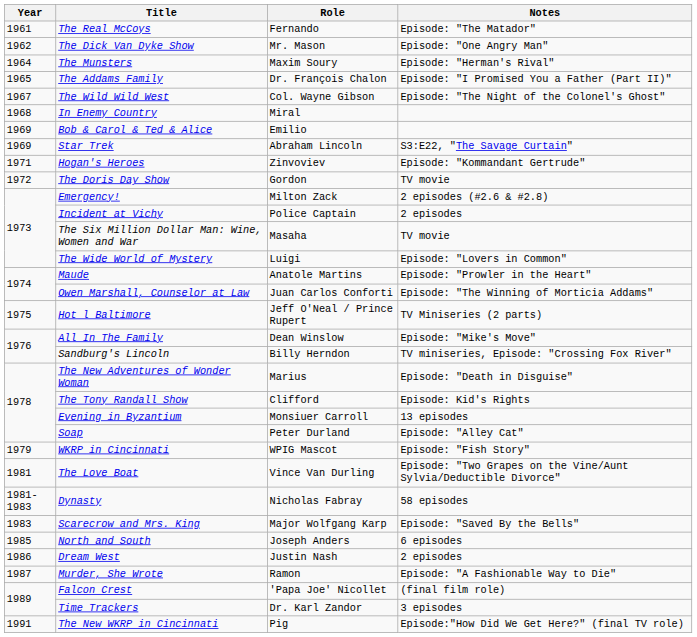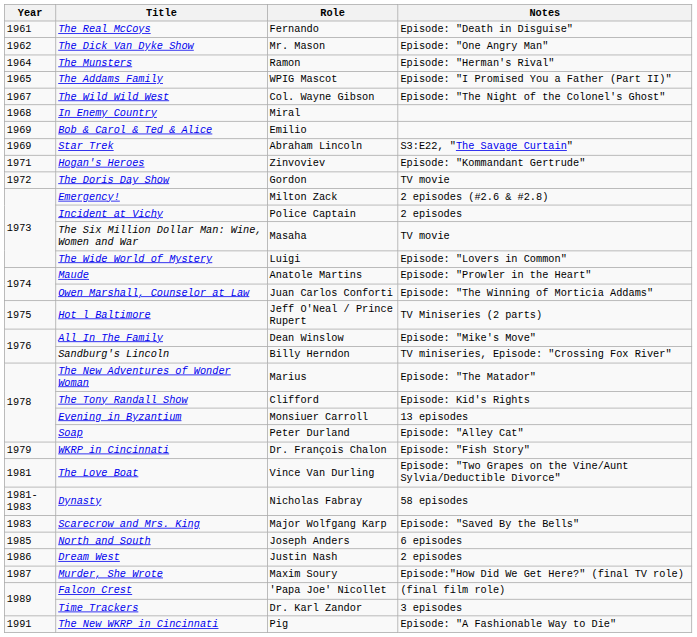(468, 30) Episode: "The Matador" -> (487, 30) Episode: "Death in Disguise"
(304, 63) Maxim Soury -> (285, 63) Ramon
(328, 80) Dr. François Chalon -> (304, 80) WPIG Mascot
(487, 377) Episode: "Death in Disguise" -> (468, 377) Episode: "The Matador"
(304, 450) WPIG Mascot -> (328, 450) Dr. François Chalon
(285, 574) Ramon -> (304, 574) Maxim Soury
(508, 574) Episode: "A Fashionable Way to Die" -> (542, 574) Episode:"How Did We Get Here?" (final TV role)
(542, 624) Episode:"How Did We Get Here?" (final TV role) -> (508, 624) Episode: "A Fashionable Way to Die"
